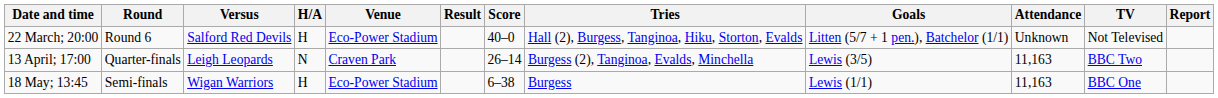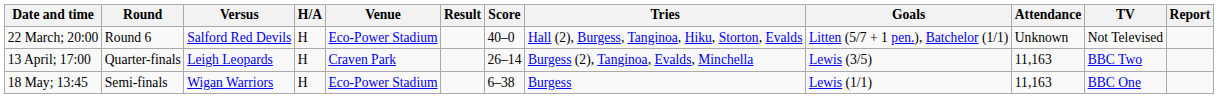(303, 60) N -> (303, 60) H
